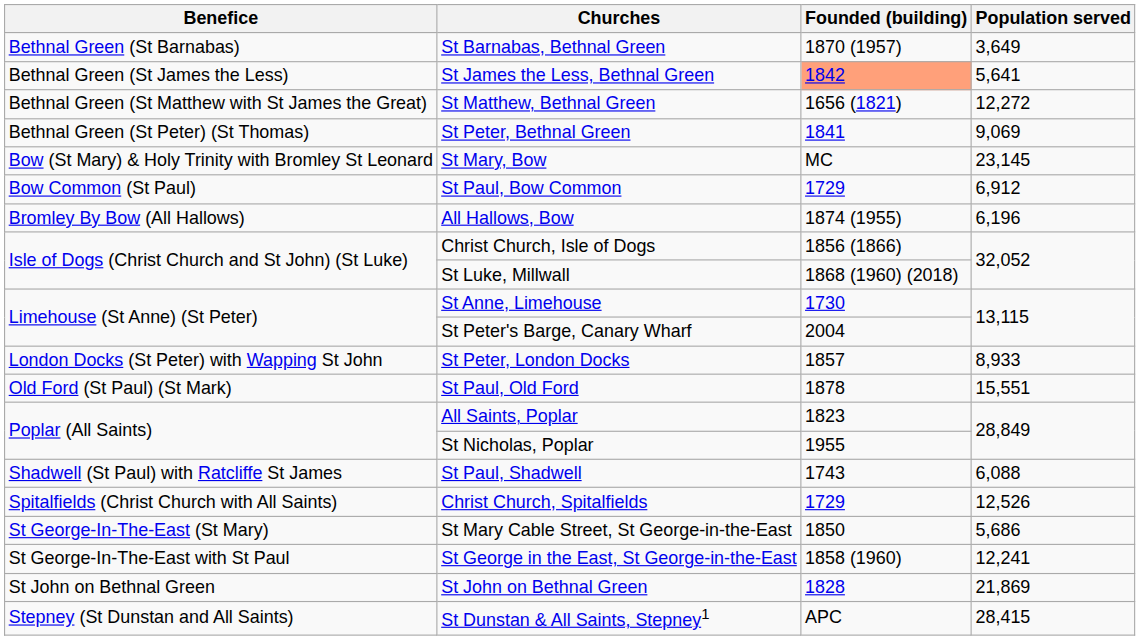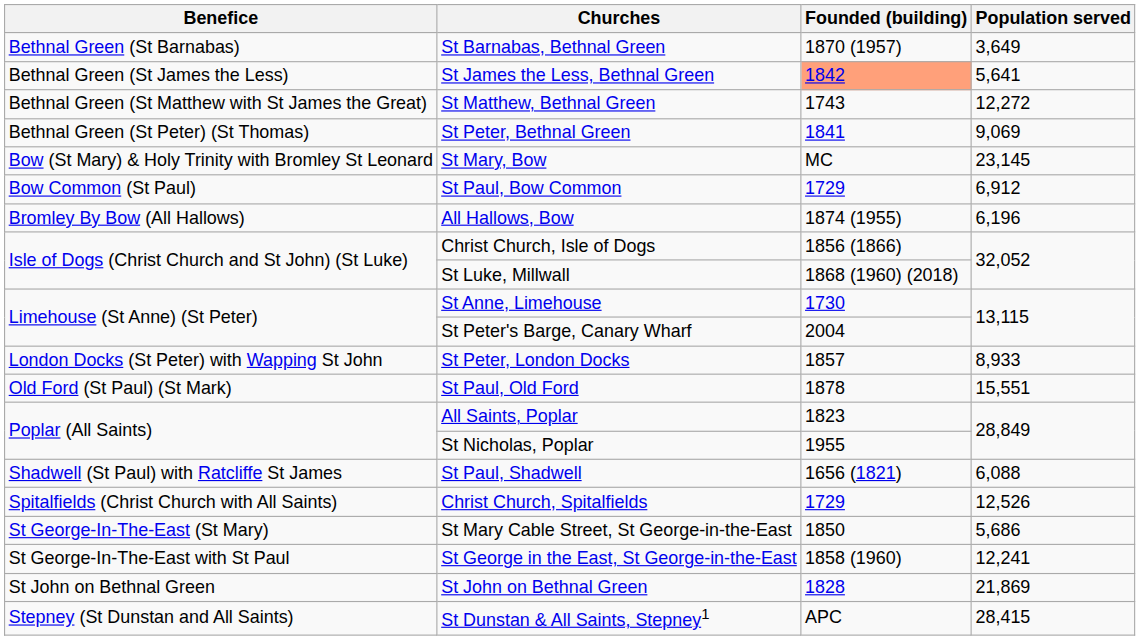(853, 103) 1656 (1821) -> (825, 103) 1743
(825, 473) 1743 -> (853, 473) 1656 (1821)
